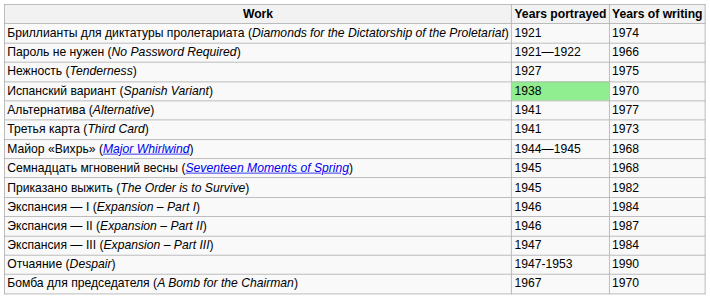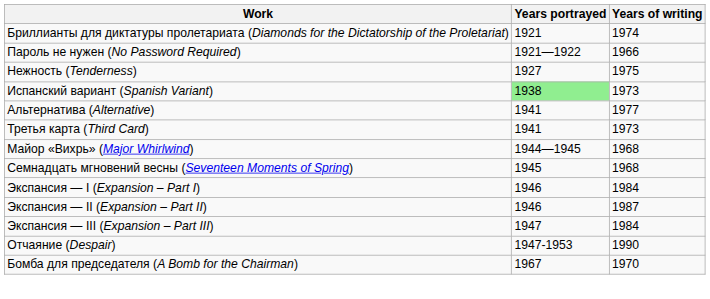(625, 91) 1970 -> (625, 91) 1973
- row: (128, 187)
